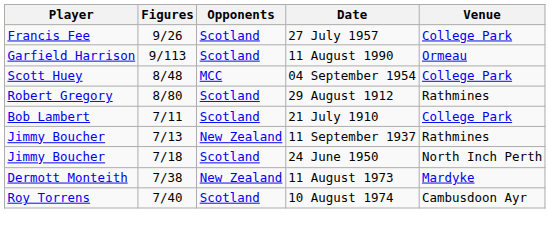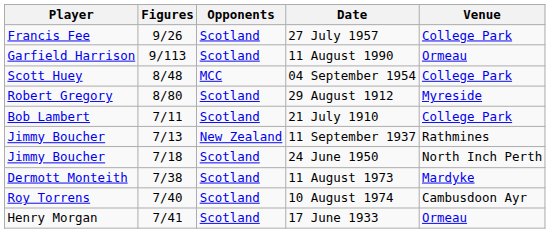(456, 96) Rathmines -> (452, 96) Myreside
(241, 177) New Zealand -> (230, 177) Scotland
+ row: (333, 218)
